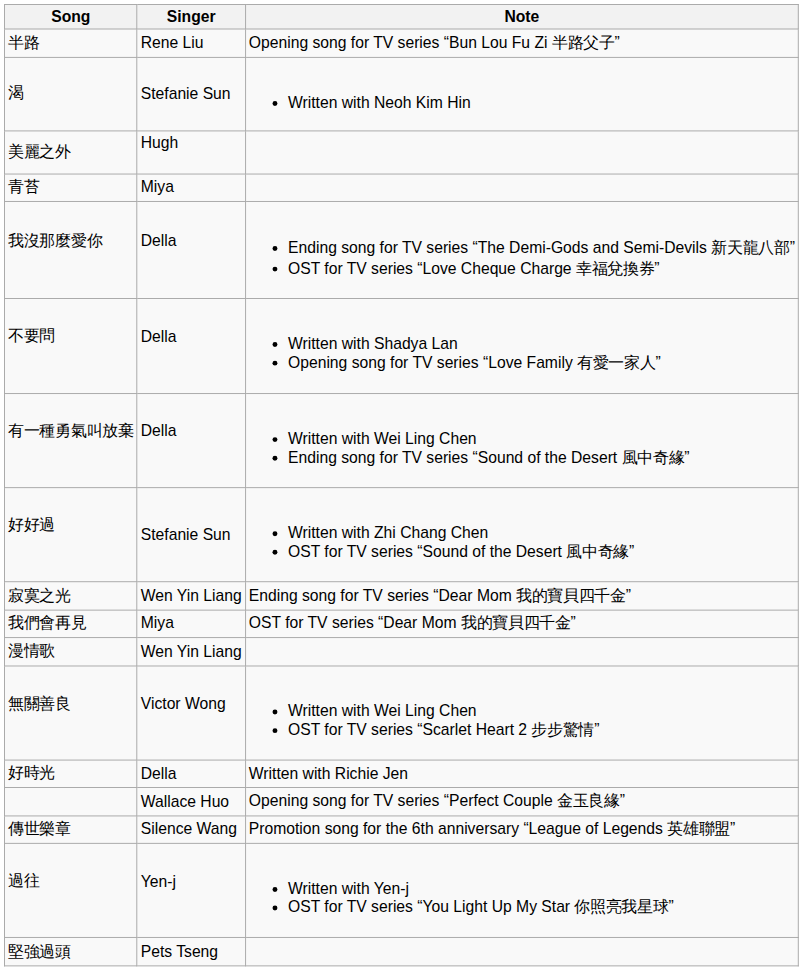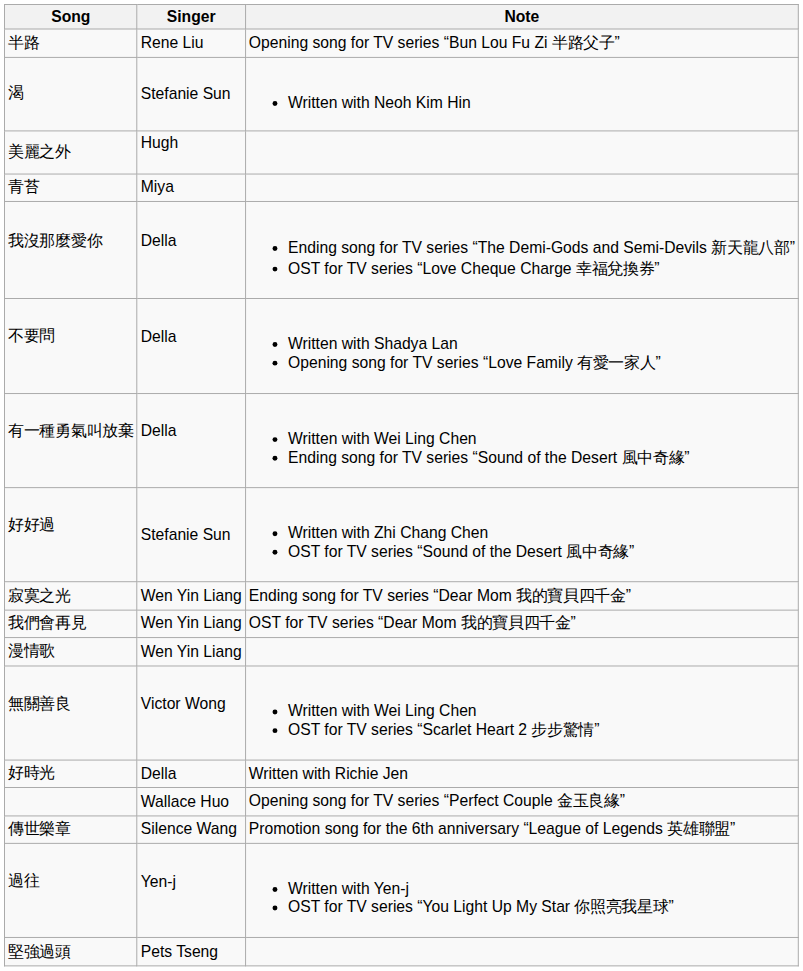(157, 623) Miya -> (191, 623) Wen Yin Liang
